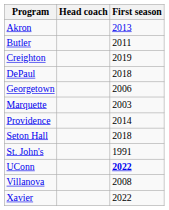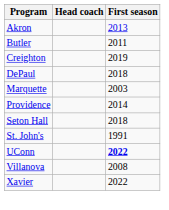- row: (31, 89)
